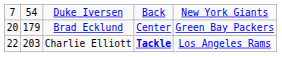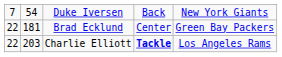(12, 28) 20 -> (12, 28) 22
(32, 28) 179 -> (32, 28) 181
